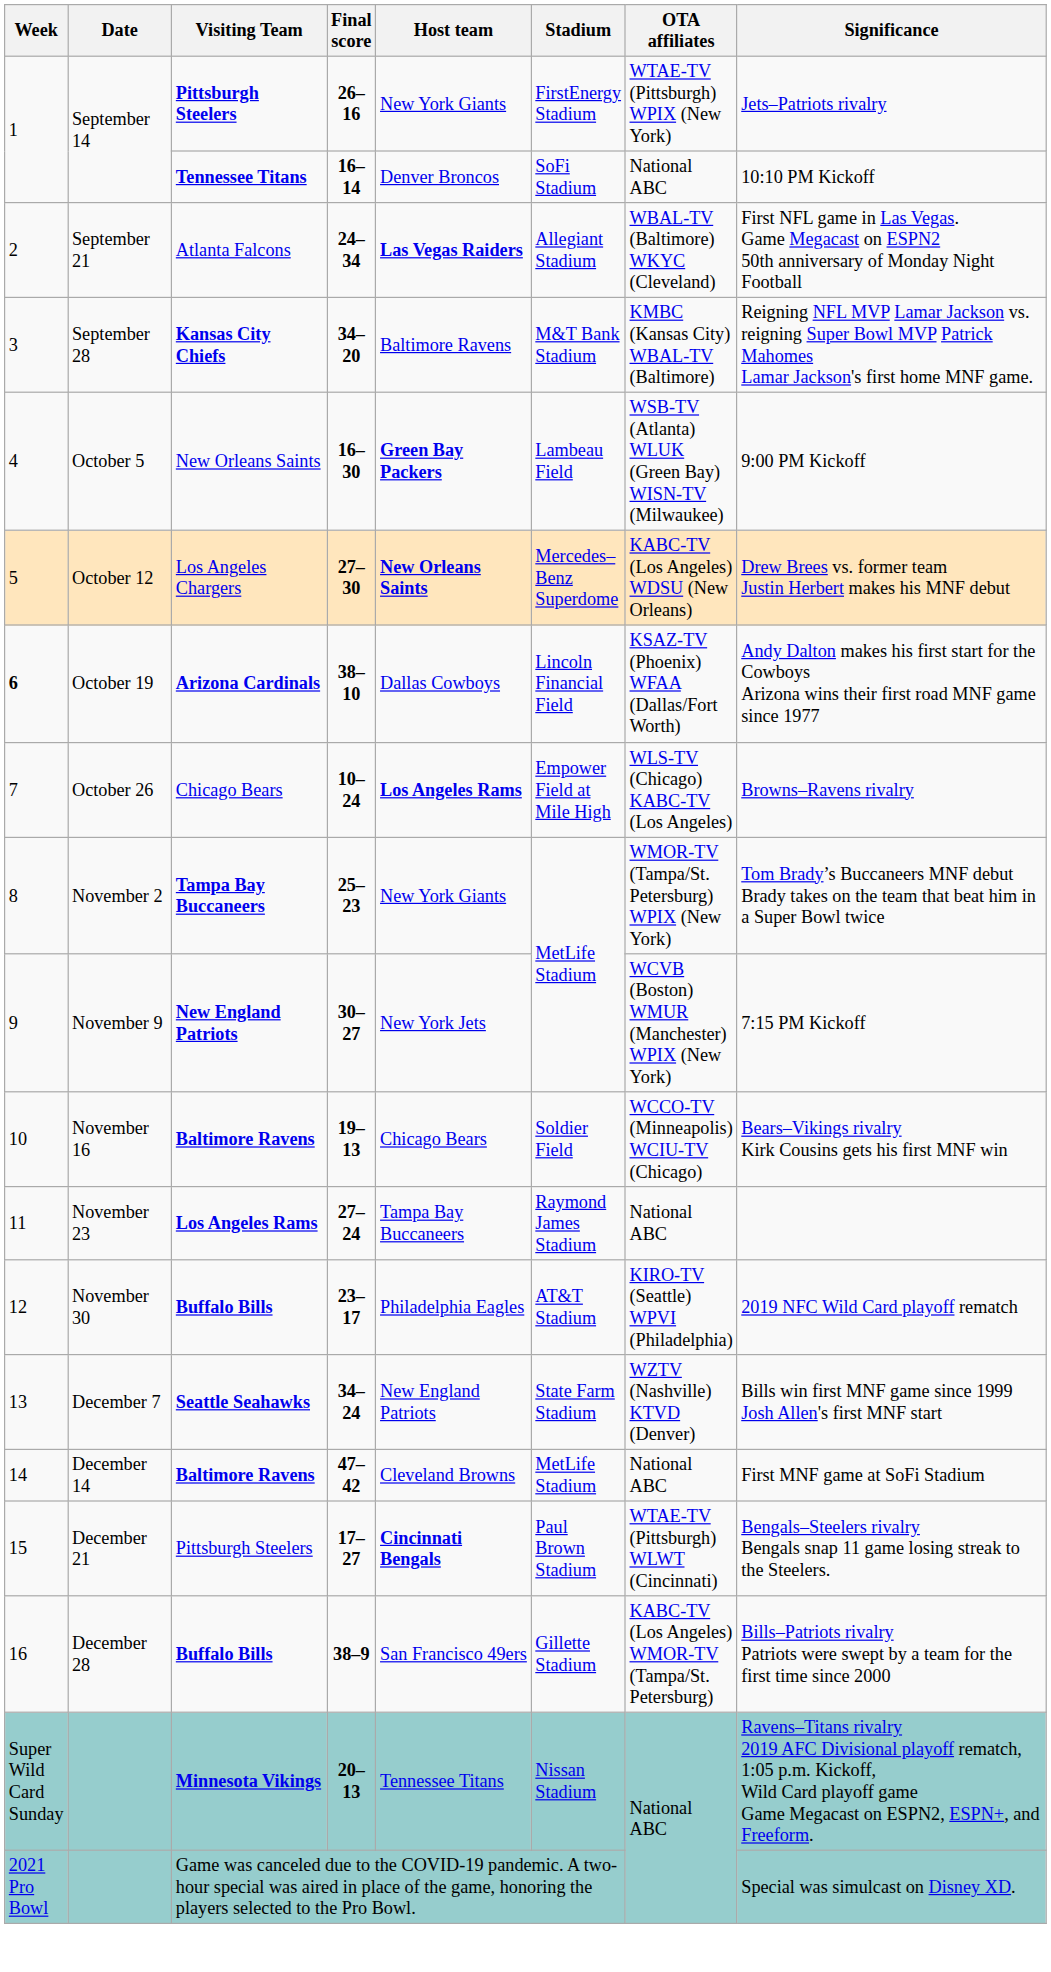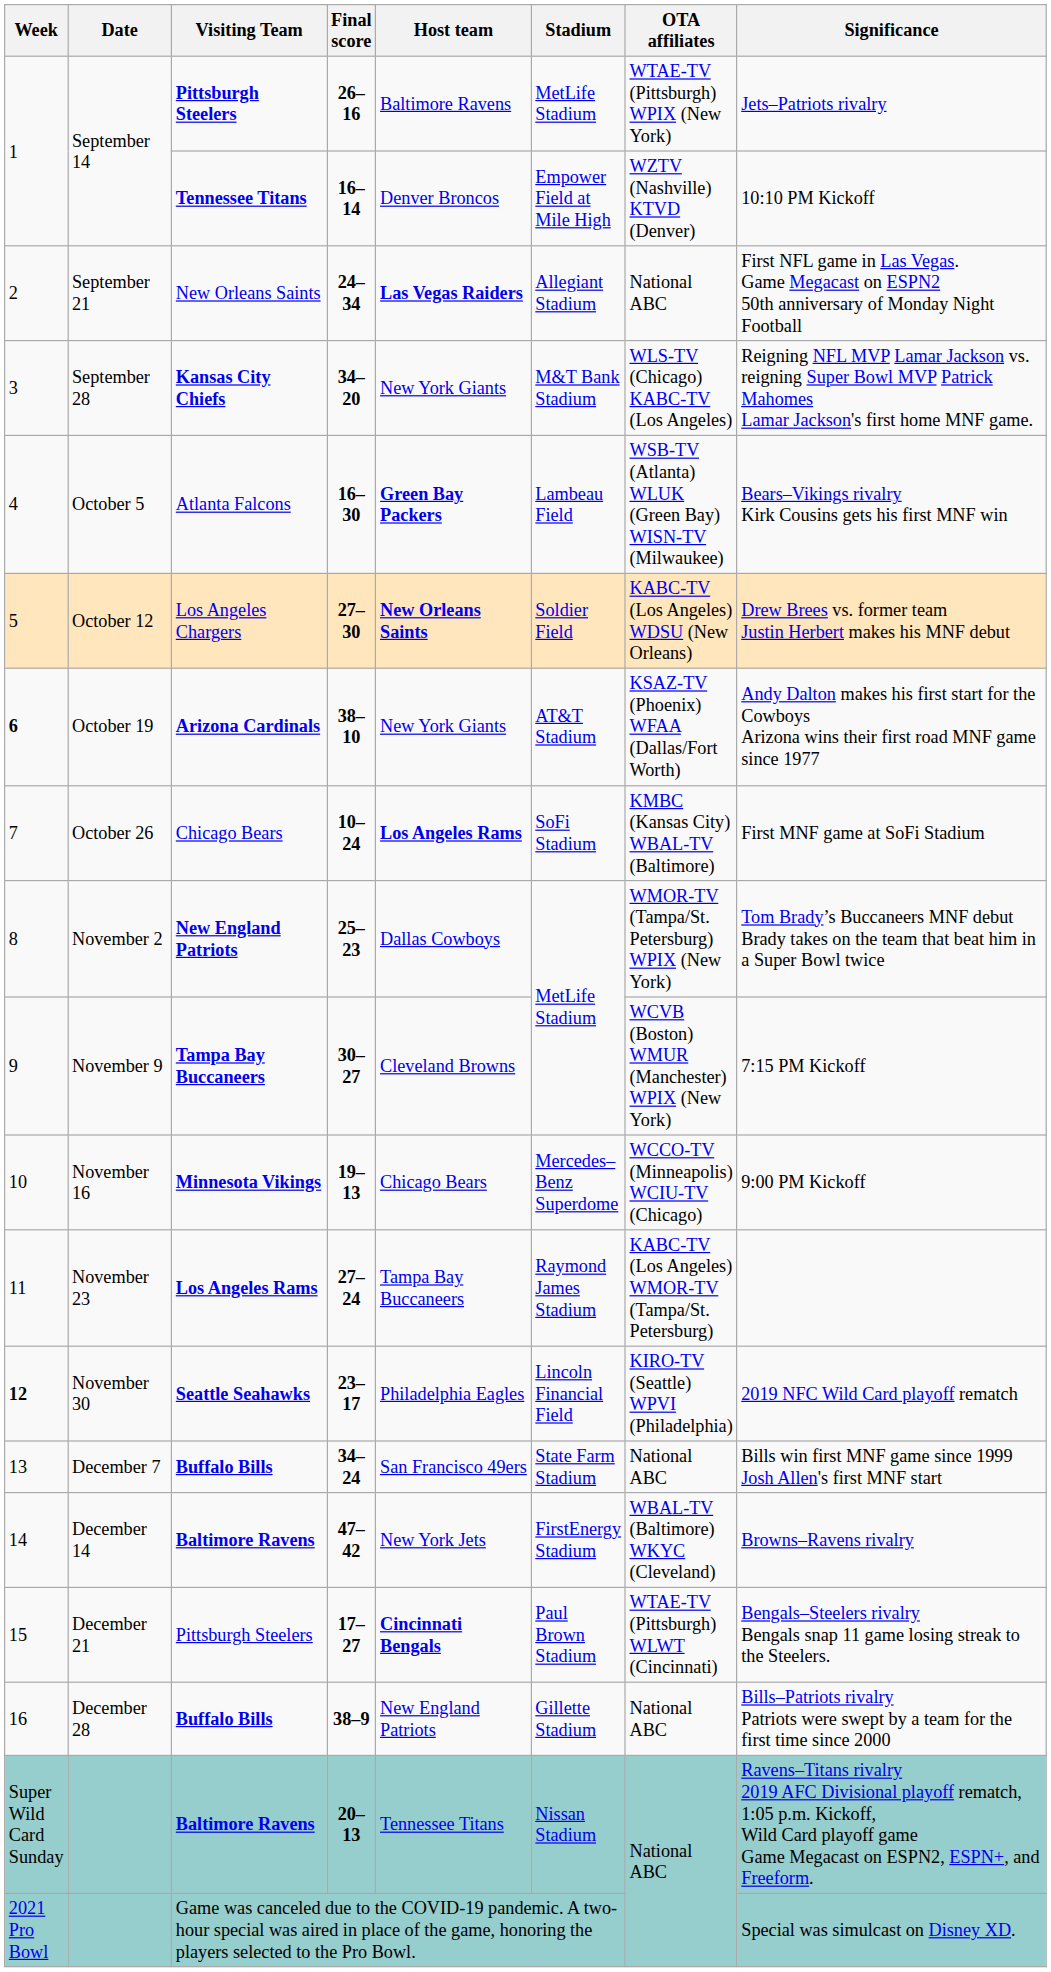(443, 103) New York Giants -> (446, 103) Baltimore Ravens
(578, 103) FirstEnergy Stadium -> (566, 103) MetLife Stadium
(566, 177) SoFi Stadium -> (573, 198) Empower Field at Mile High
(661, 177) National ABC -> (671, 198) WZTV (Nashville) KTVD (Denver)
(233, 250) Atlanta Falcons -> (248, 293) New Orleans Saints
(673, 250) WBAL-TV (Baltimore) WKYC (Cleveland) -> (661, 293) National ABC
(446, 345) Baltimore Ravens -> (443, 388) New York Giants
(680, 345) KMBC (Kansas City) WBAL-TV (Baltimore) -> (681, 388) WLS-TV (Chicago) KABC-TV (Los Angeles)
(248, 461) New Orleans Saints -> (233, 504) Atlanta Falcons
(803, 461) 9:00 PM Kickoff -> (874, 504) Bears–Vikings rivalry Kirk Cousins gets his first MNF win
(577, 578) Mercedes–Benz Superdome -> (562, 621) Soldier Field
(440, 683) Dallas Cowboys -> (443, 727) New York Giants
(569, 683) Lincoln Financial Field -> (566, 727) AT&T Stadium
(573, 789) Empower Field at Mile High -> (566, 832) SoFi Stadium
(681, 789) WLS-TV (Chicago) KABC-TV (Los Angeles) -> (680, 832) KMBC (Kansas City) WBAL-TV (Baltimore)
(828, 789) Browns–Ravens rivalry -> (863, 832) First MNF game at SoFi Stadium
(220, 895) Tampa Bay Buccaneers -> (228, 938) New England Patriots
(443, 895) New York Giants -> (440, 938) Dallas Cowboys
(228, 1022) New England Patriots -> (220, 1065) Tampa Bay Buccaneers
(433, 1022) New York Jets -> (448, 1065) Cleveland Browns
(245, 1138) Baltimore Ravens -> (248, 1182) Minnesota Vikings
(562, 1138) Soldier Field -> (577, 1182) Mercedes–Benz Superdome
(874, 1138) Bears–Vikings rivalry Kirk Cousins gets his first MNF win -> (803, 1182) 9:00 PM Kickoff
(661, 1223) National ABC -> (681, 1287) KABC-TV (Los Angeles) WMOR-TV (Tampa/St. Petersburg)
(18, 1307) normal -> (18, 1393) bold
(224, 1307) Buffalo Bills -> (243, 1393) Seattle Seahawks
(566, 1307) AT&T Stadium -> (569, 1393) Lincoln Financial Field
(243, 1401) Seattle Seahawks -> (224, 1466) Buffalo Bills
(430, 1401) New England Patriots -> (453, 1466) San Francisco 49ers
(671, 1401) WZTV (Nashville) KTVD (Denver) -> (661, 1466) National ABC
(448, 1475) Cleveland Browns -> (433, 1540) New York Jets
(566, 1475) MetLife Stadium -> (578, 1540) FirstEnergy Stadium
(661, 1475) National ABC -> (673, 1540) WBAL-TV (Baltimore) WKYC (Cleveland)
(863, 1475) First MNF game at SoFi Stadium -> (828, 1540) Browns–Ravens rivalry
(453, 1654) San Francisco 49ers -> (430, 1719) New England Patriots
(681, 1654) KABC-TV (Los Angeles) WMOR-TV (Tampa/St. Petersburg) -> (661, 1719) National ABC
(248, 1781) Minnesota Vikings -> (245, 1824) Baltimore Ravens
